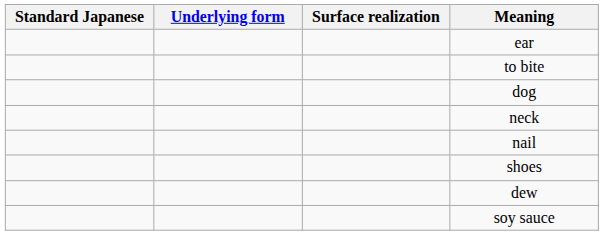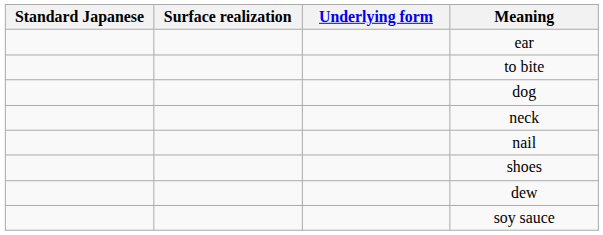columns swapped: (228, 17) <-> (376, 17)
